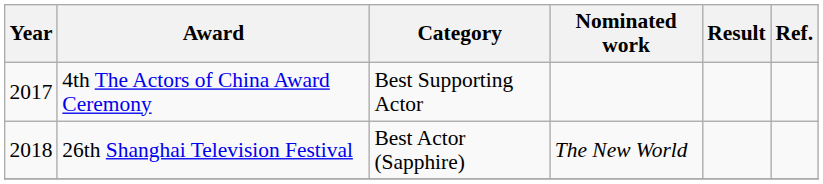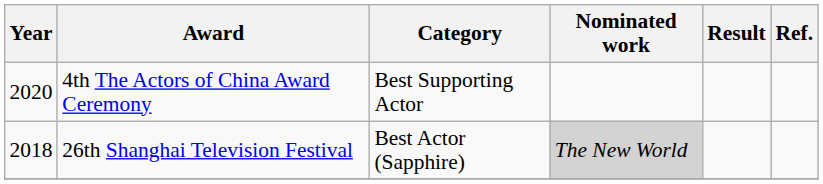(31, 91) 2017 -> (31, 91) 2020
(621, 149) no background -> (621, 149) lightgrey background
